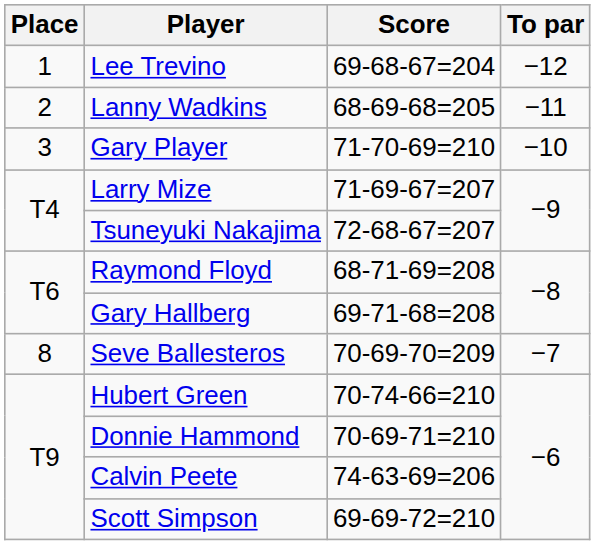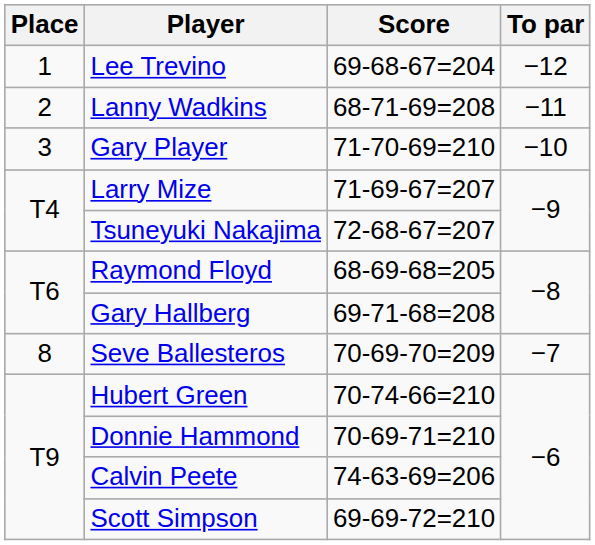(414, 107) 68-69-68=205 -> (414, 107) 68-71-69=208
(414, 271) 68-71-69=208 -> (414, 271) 68-69-68=205
